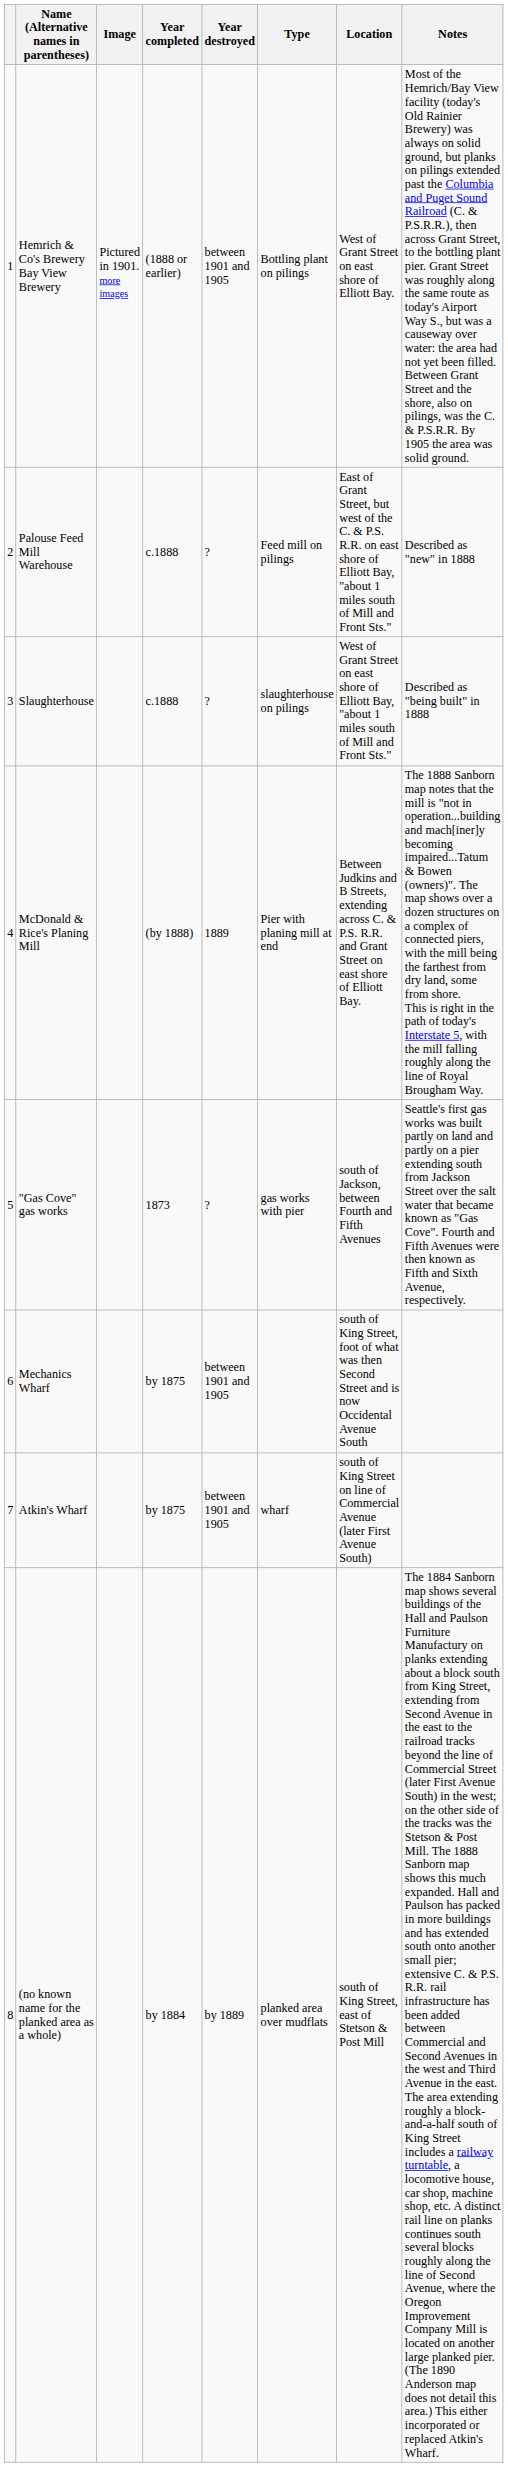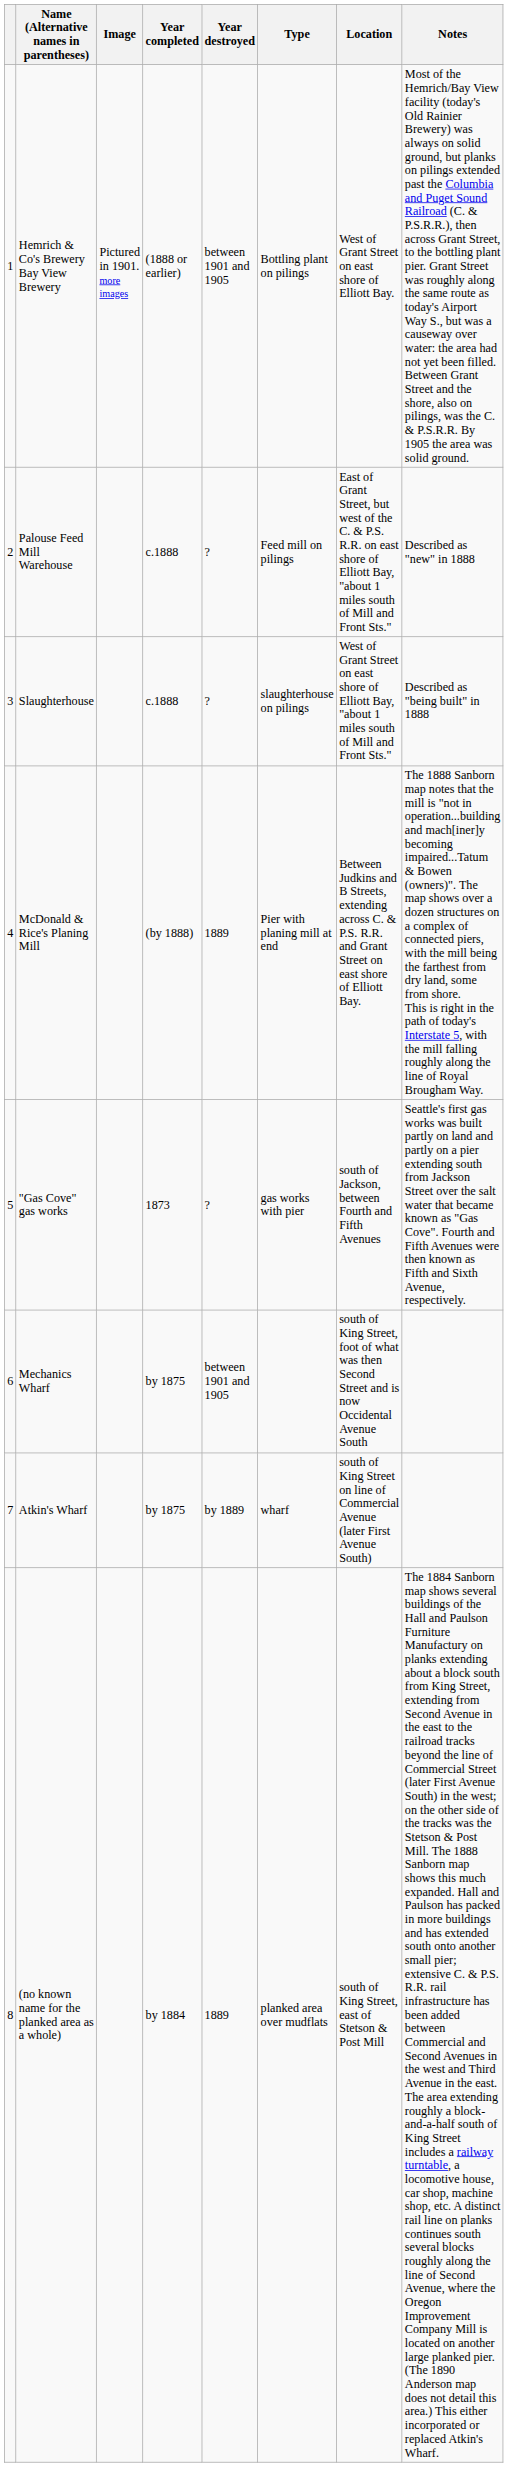(227, 1510) between 1901 and 1905 -> (224, 1510) by 1889
(224, 2015) by 1889 -> (217, 2015) 1889
